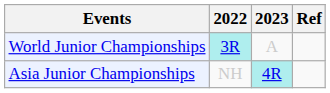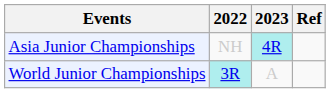rows swapped: (102, 74) <-> (107, 46)
